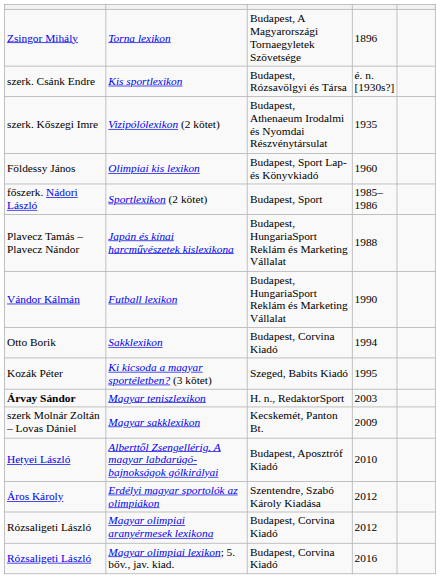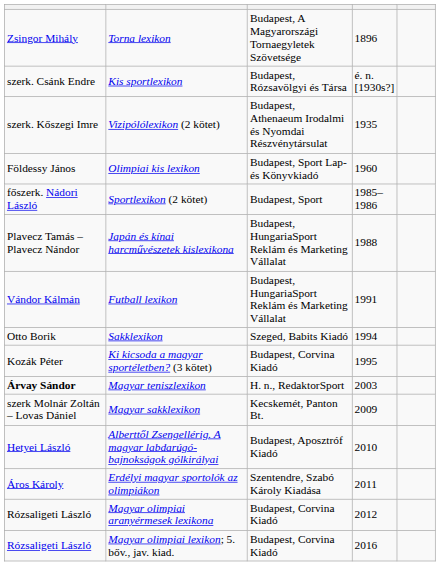(366, 299) 1990 -> (366, 299) 1991
(292, 342) Budapest, Corvina Kiadó -> (299, 336) Szeged, Babits Kiadó
(299, 373) Szeged, Babits Kiadó -> (292, 360) Budapest, Corvina Kiadó
(366, 496) 2012 -> (366, 484) 2011
